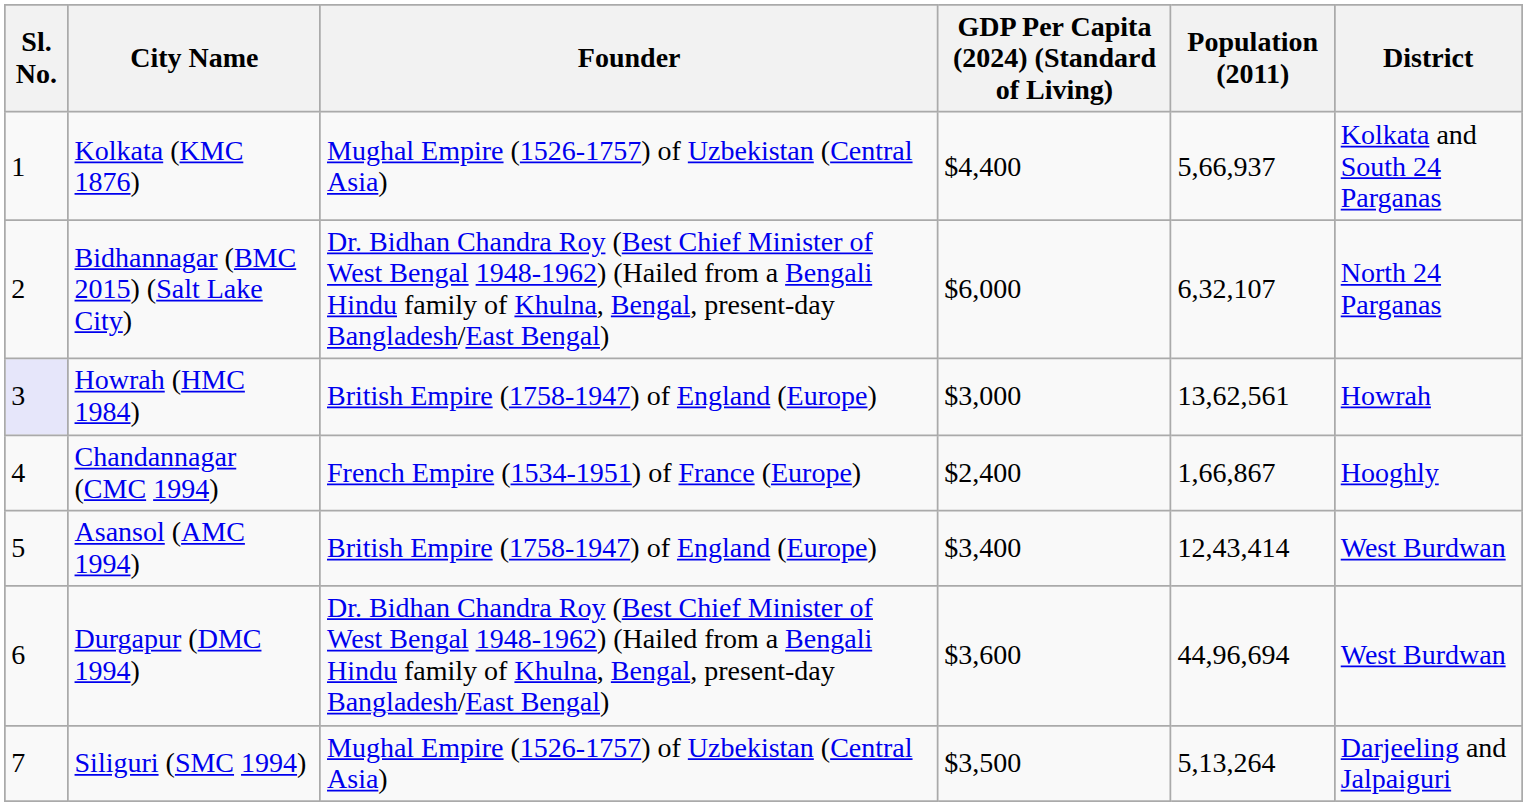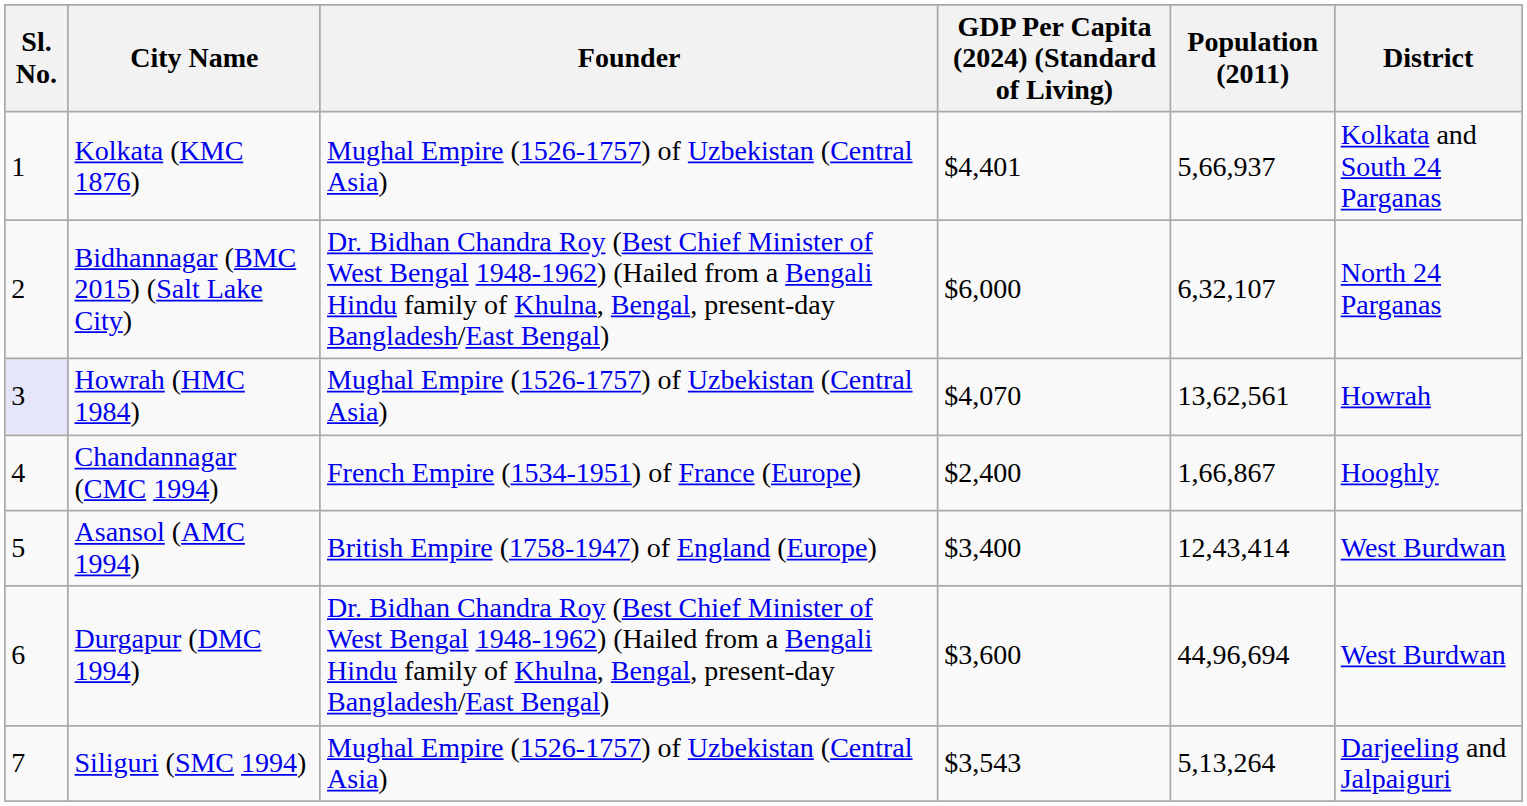(983, 165) $4,400 -> (983, 165) $4,401
(602, 396) British Empire (1758-1947) of England (Europe) -> (620, 396) Mughal Empire (1526-1757) of Uzbekistan (Central Asia)
(983, 396) $3,000 -> (983, 396) $4,070
(983, 762) $3,500 -> (983, 762) $3,543
